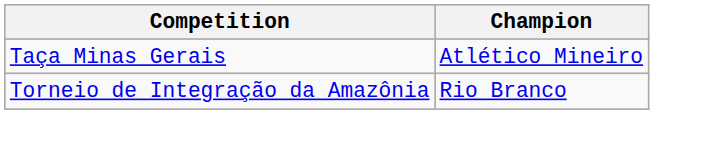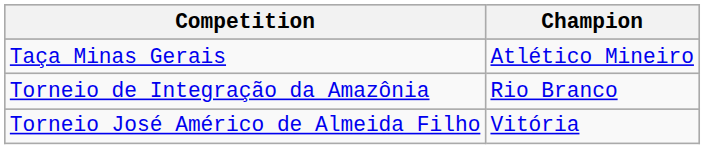+ row: (245, 126)
